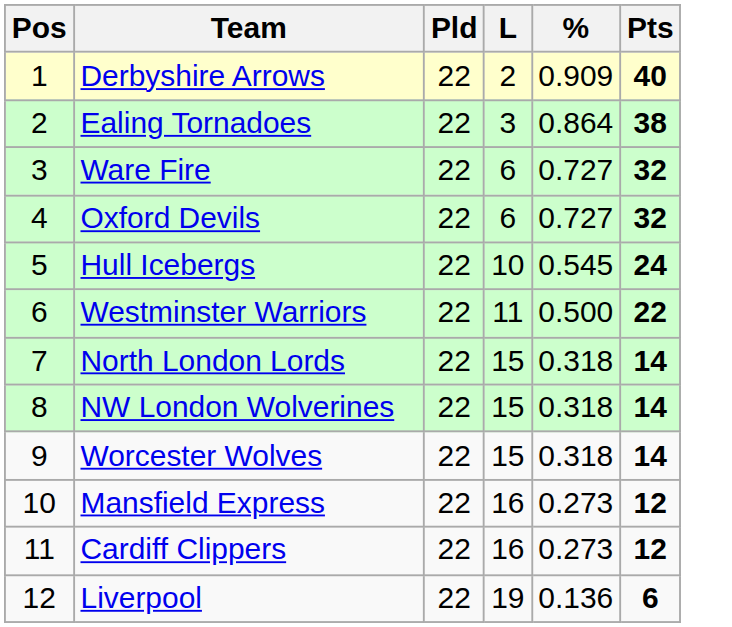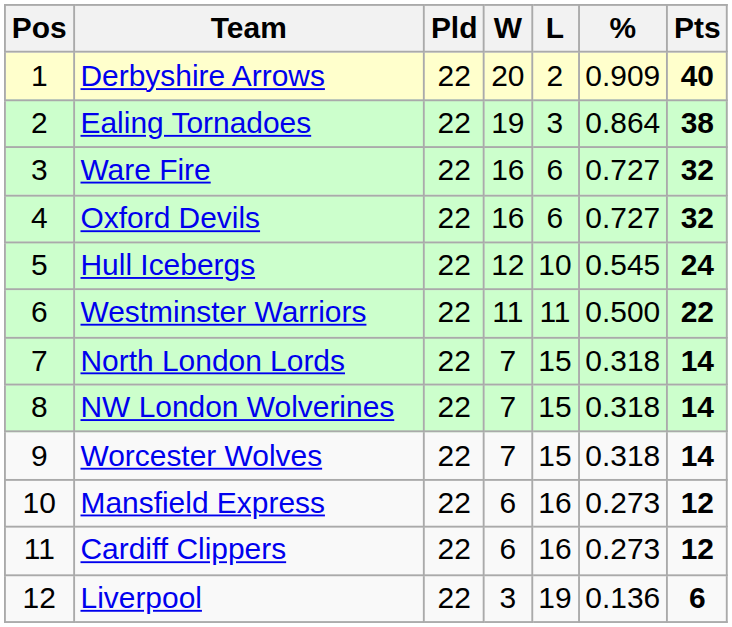+ column: (508, 28)
